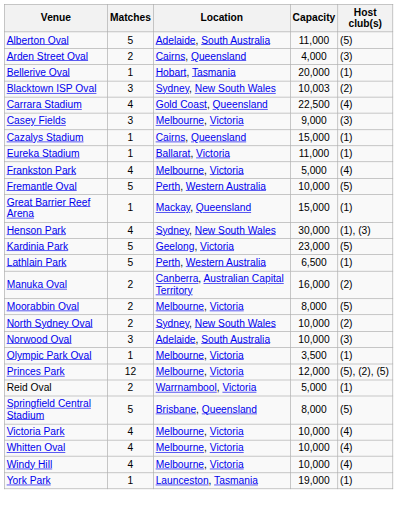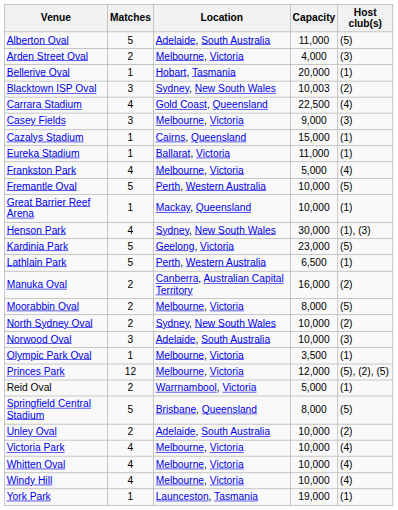(201, 56) Cairns, Queensland -> (200, 56) Melbourne, Victoria
(314, 208) 15,000 -> (314, 208) 10,000
+ row: (32, 432)
